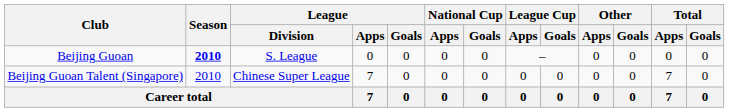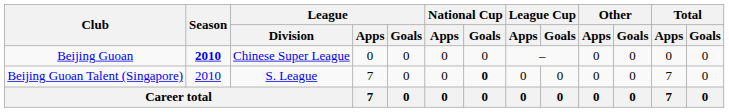(291, 55) S. League -> (291, 55) Chinese Super League
(291, 76) Chinese Super League -> (291, 76) S. League
(485, 76) normal -> (485, 76) bold
